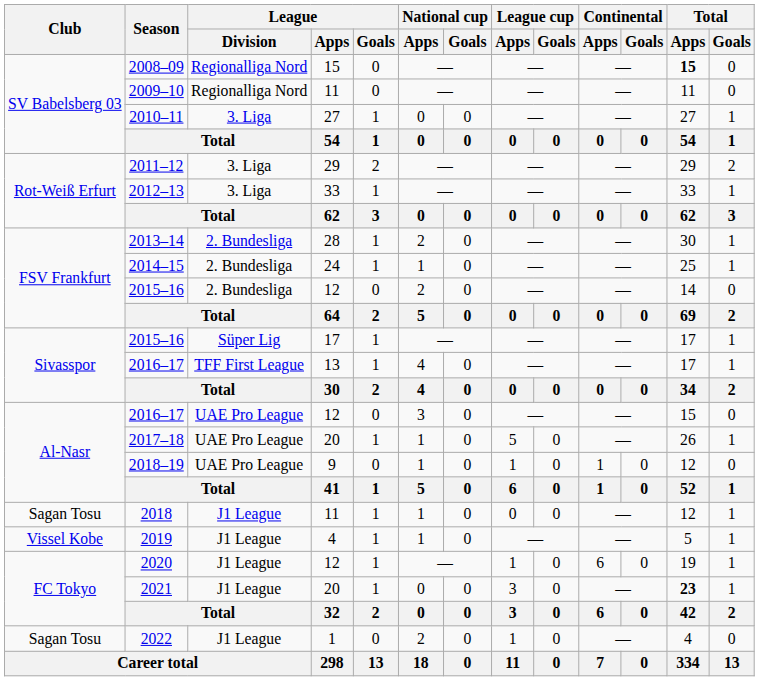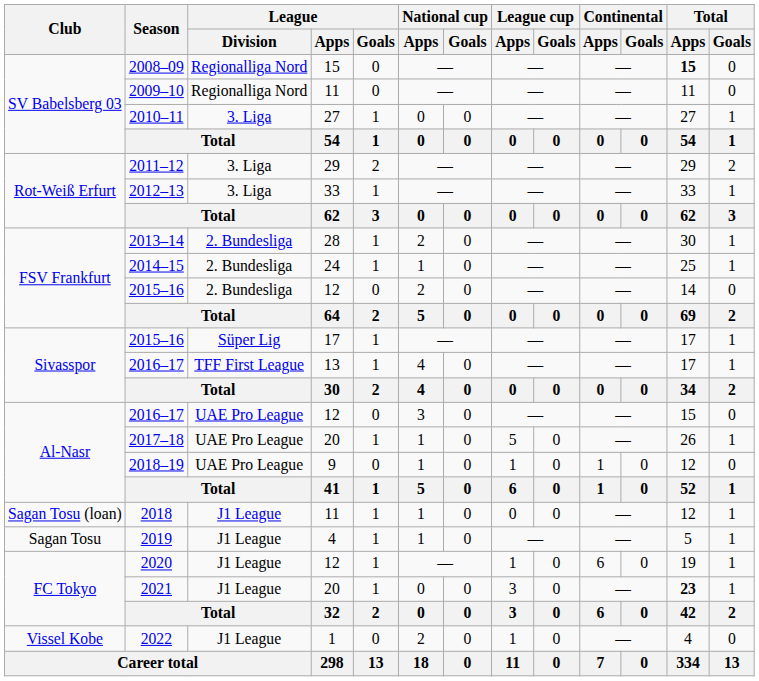(65, 514) Sagan Tosu -> (65, 514) Sagan Tosu (loan)
(65, 539) Vissel Kobe -> (65, 539) Sagan Tosu
(65, 638) Sagan Tosu -> (65, 638) Vissel Kobe
